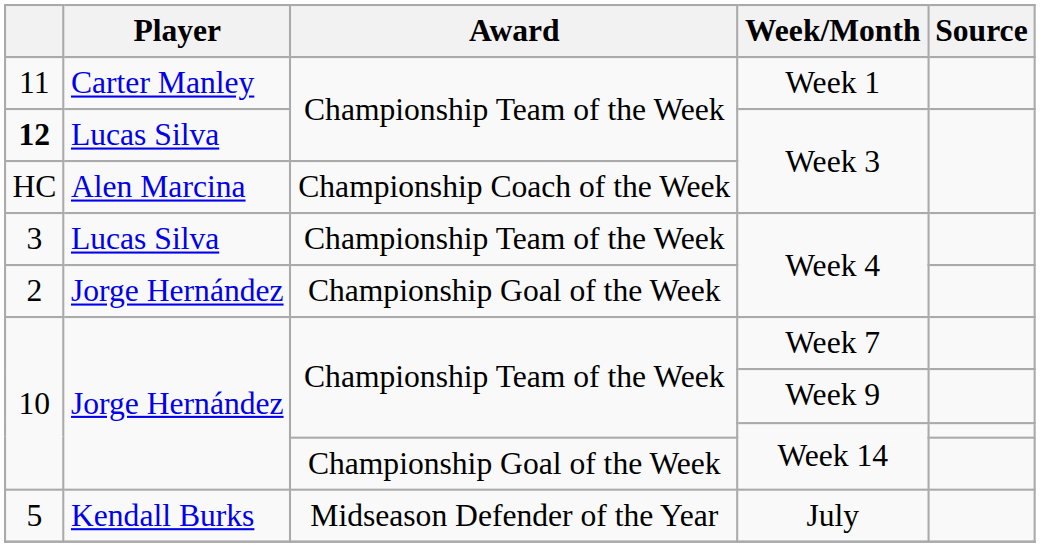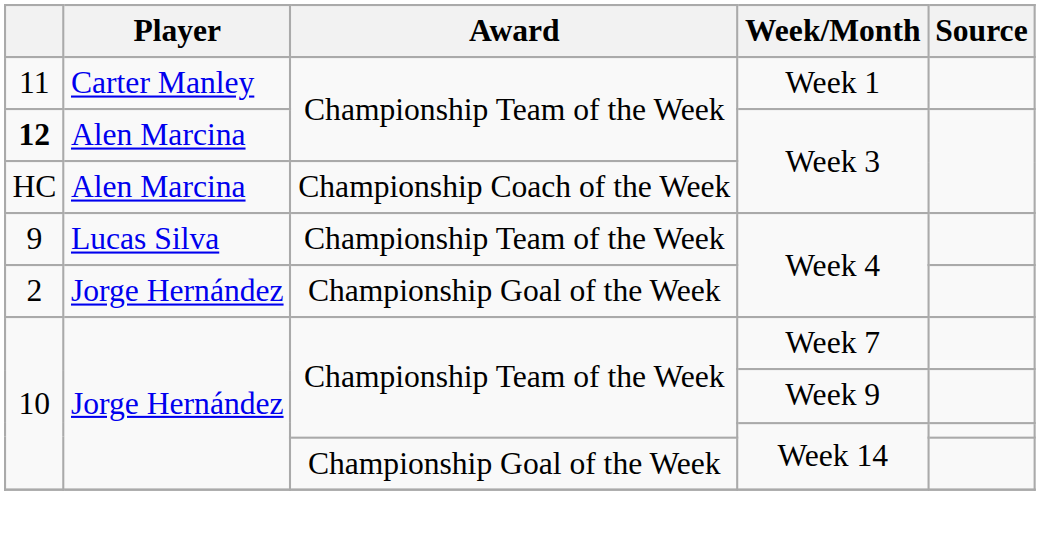(145, 135) Lucas Silva -> (158, 135) Alen Marcina
(34, 239) 3 -> (34, 239) 9
- row: (514, 514)
